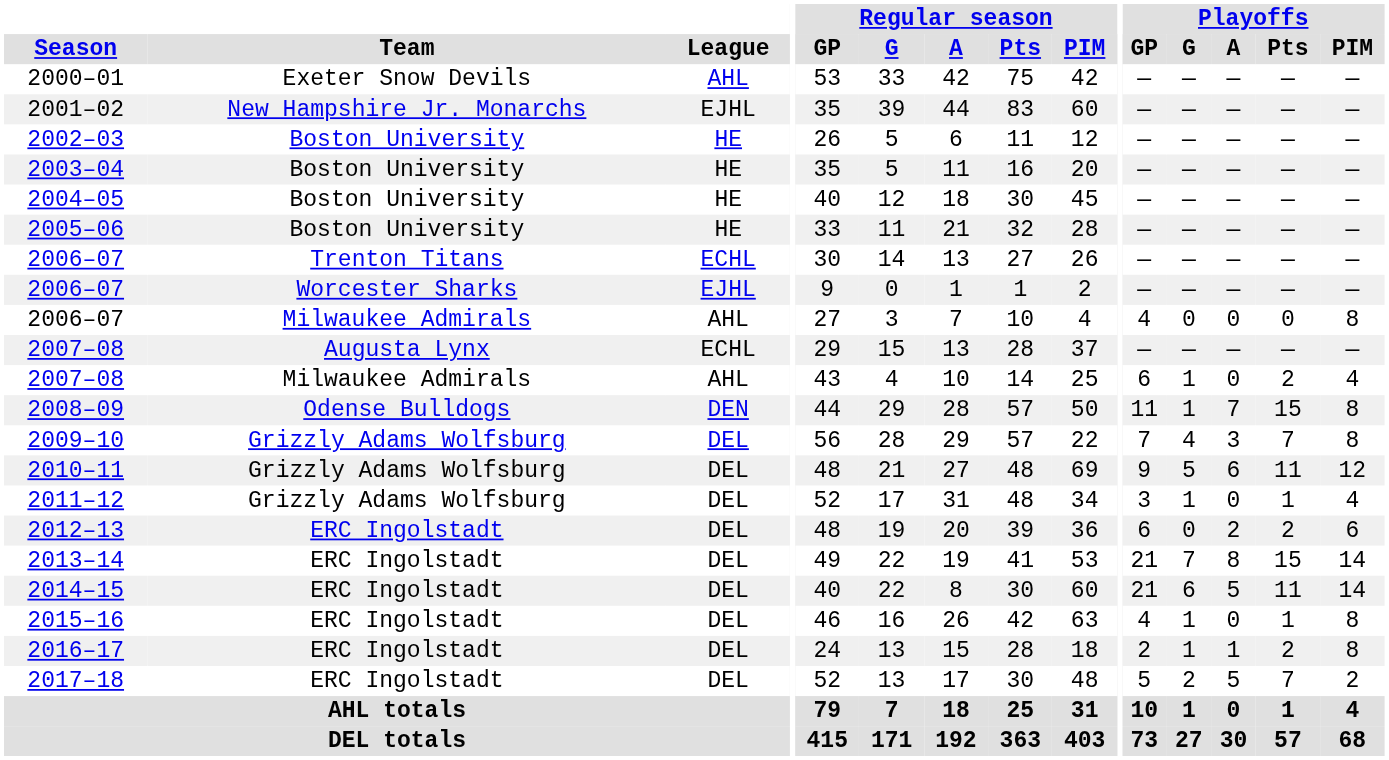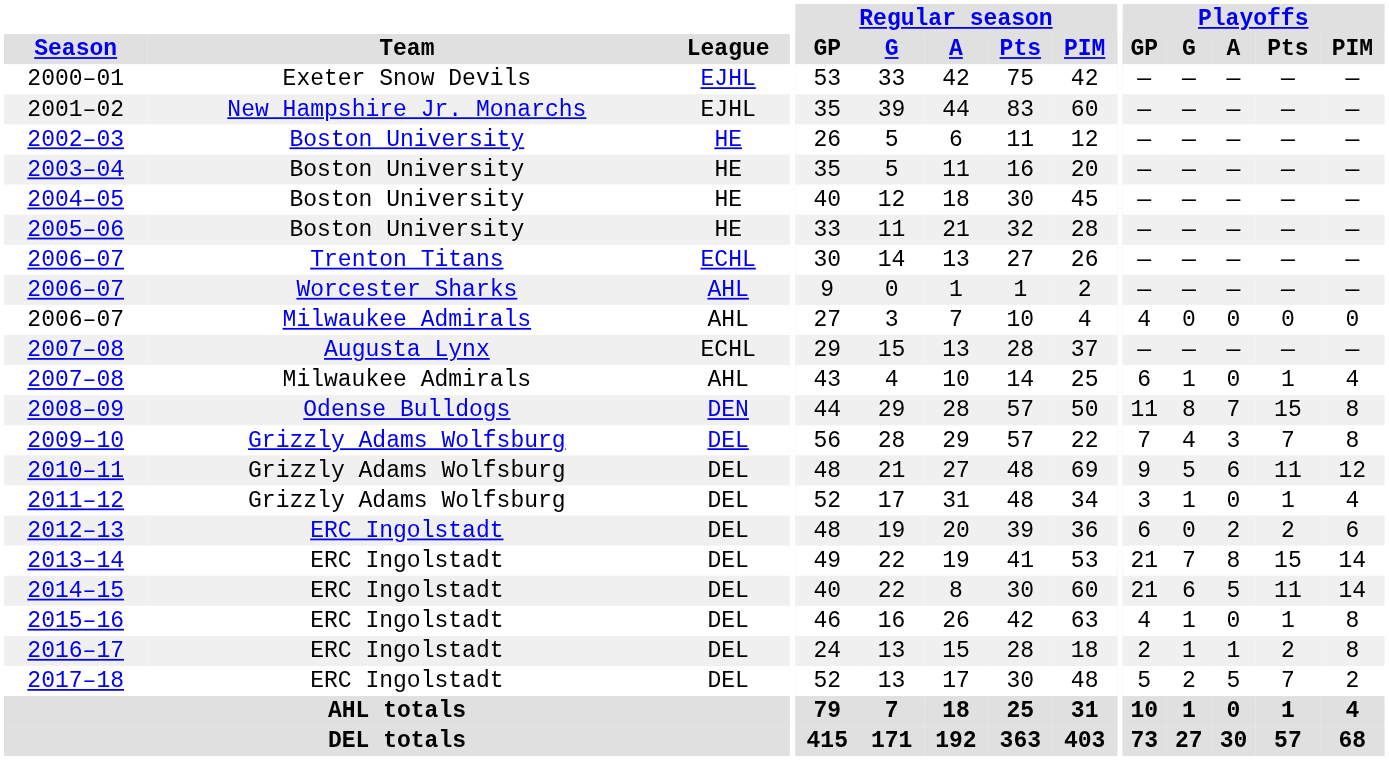(728, 79) AHL -> (728, 79) EJHL
(728, 290) EJHL -> (728, 290) AHL
(1352, 320) 8 -> (1352, 320) 0
(1288, 380) 2 -> (1288, 380) 1
(1189, 410) 1 -> (1189, 410) 8
